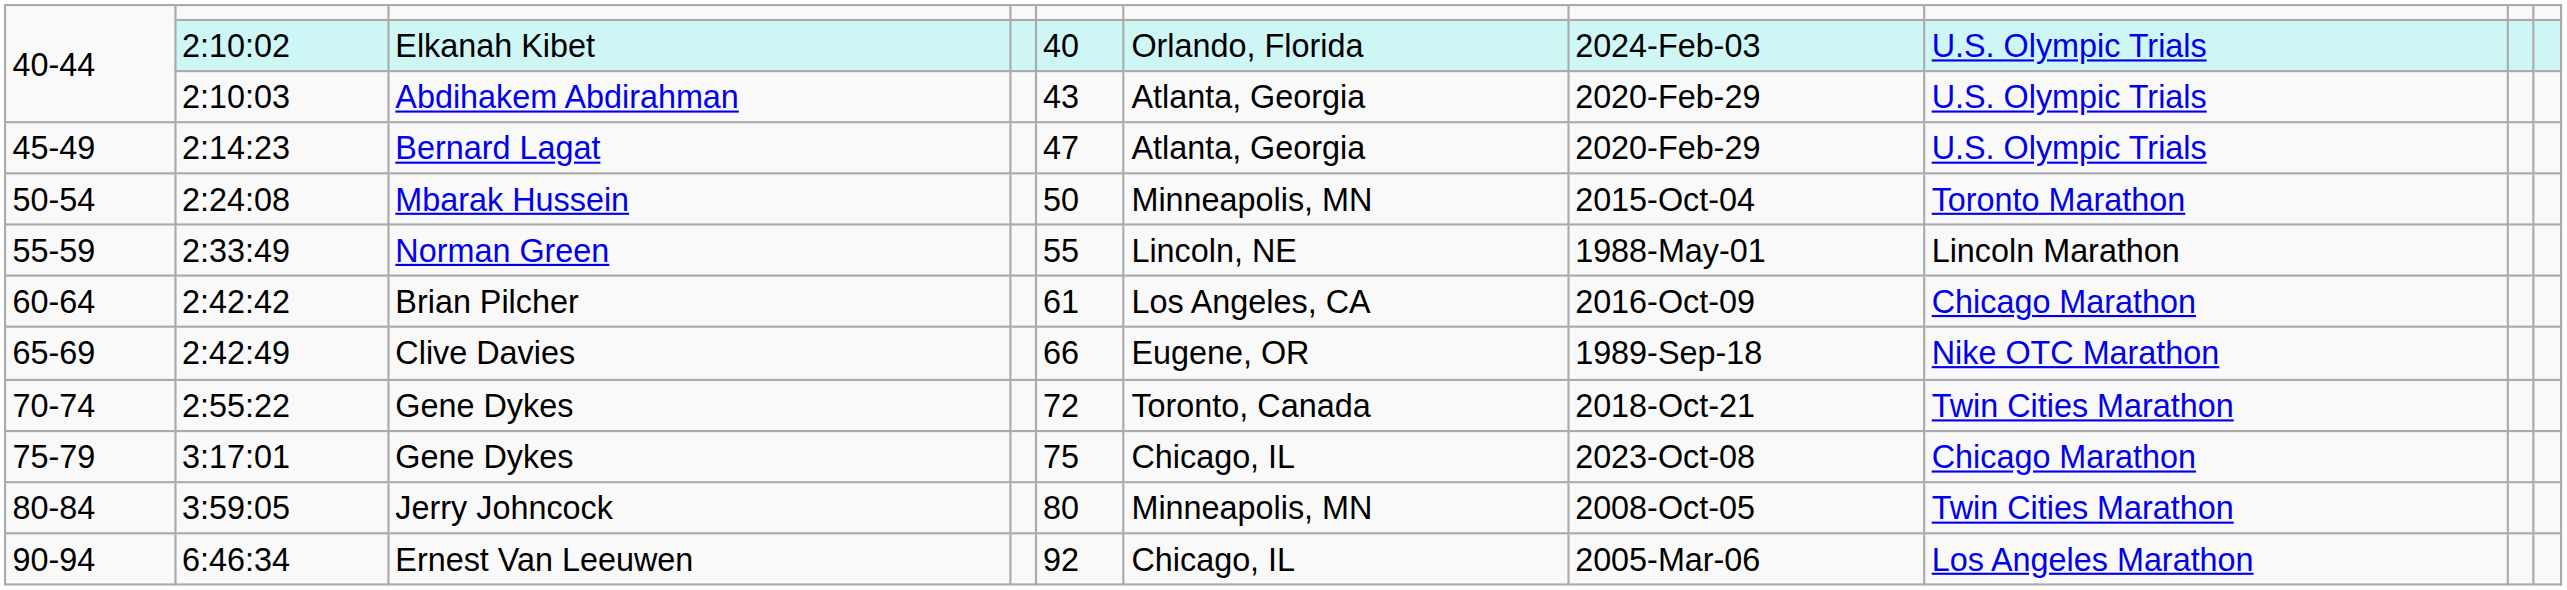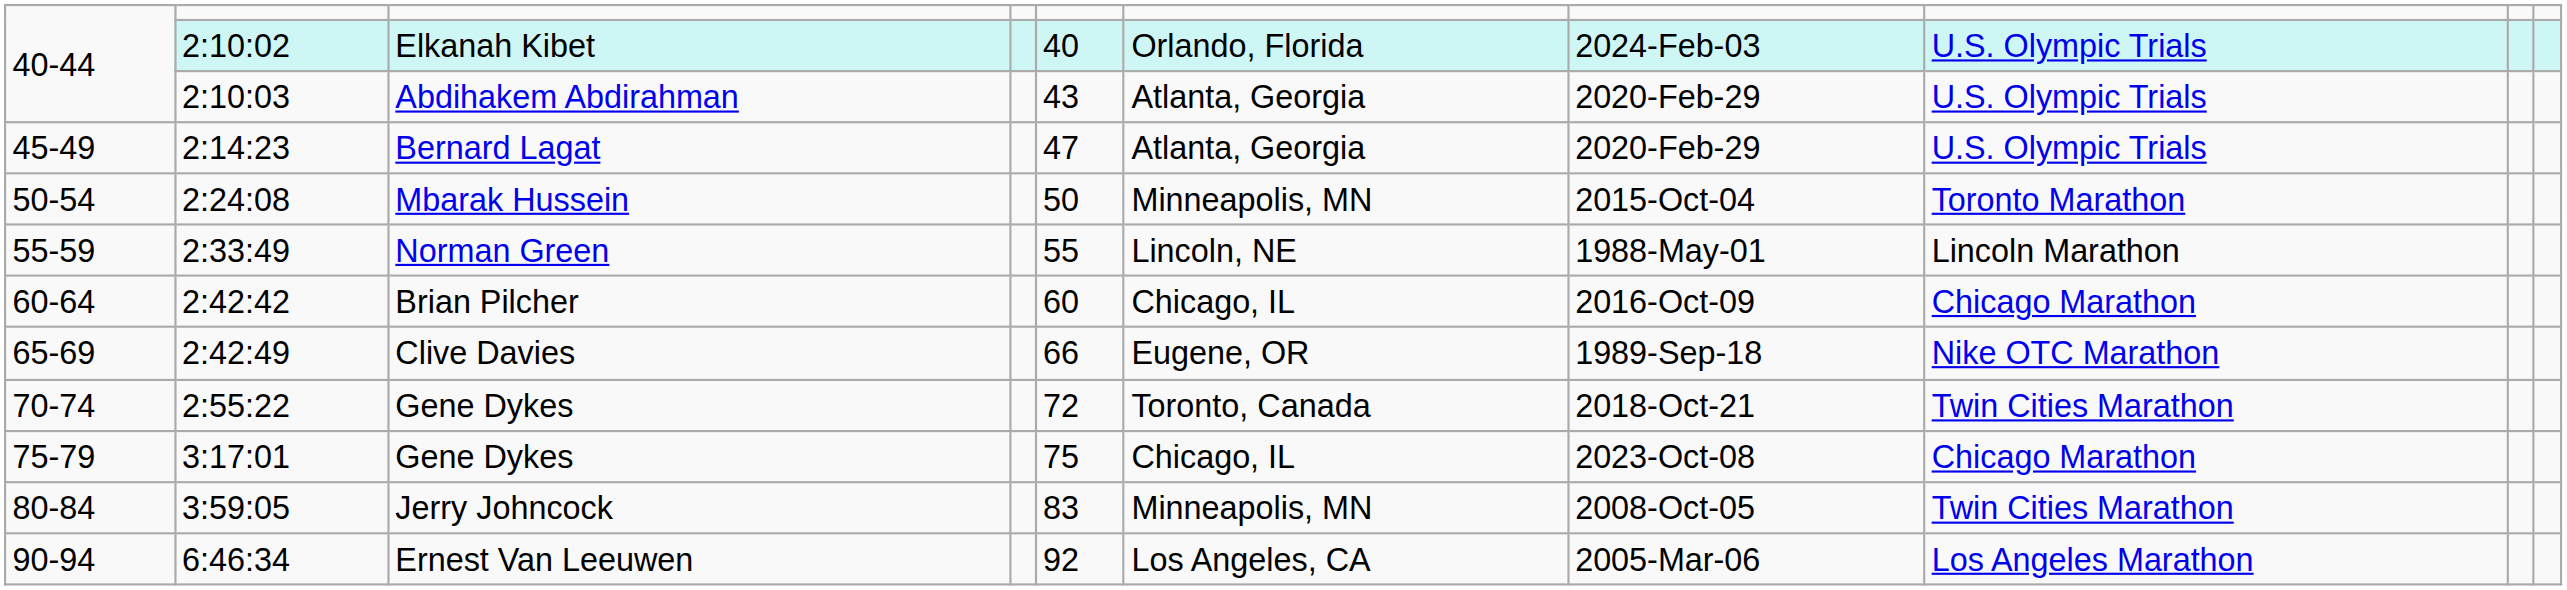(1061, 302) 61 -> (1061, 302) 60
(1251, 302) Los Angeles, CA -> (1213, 302) Chicago, IL
(1061, 507) 80 -> (1061, 507) 83
(1213, 558) Chicago, IL -> (1251, 558) Los Angeles, CA
